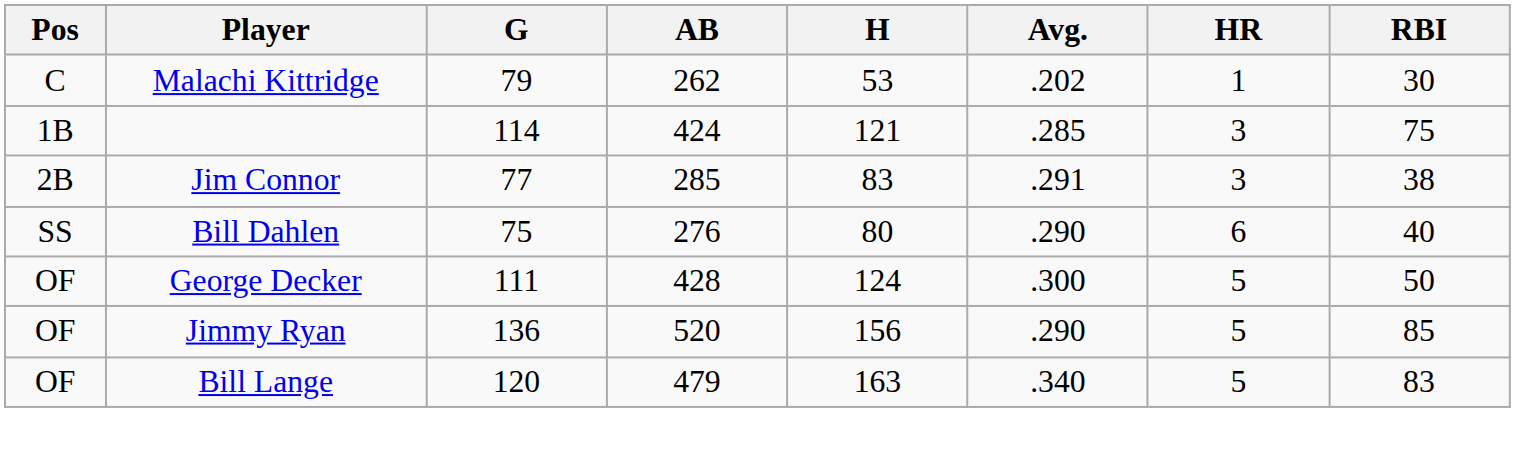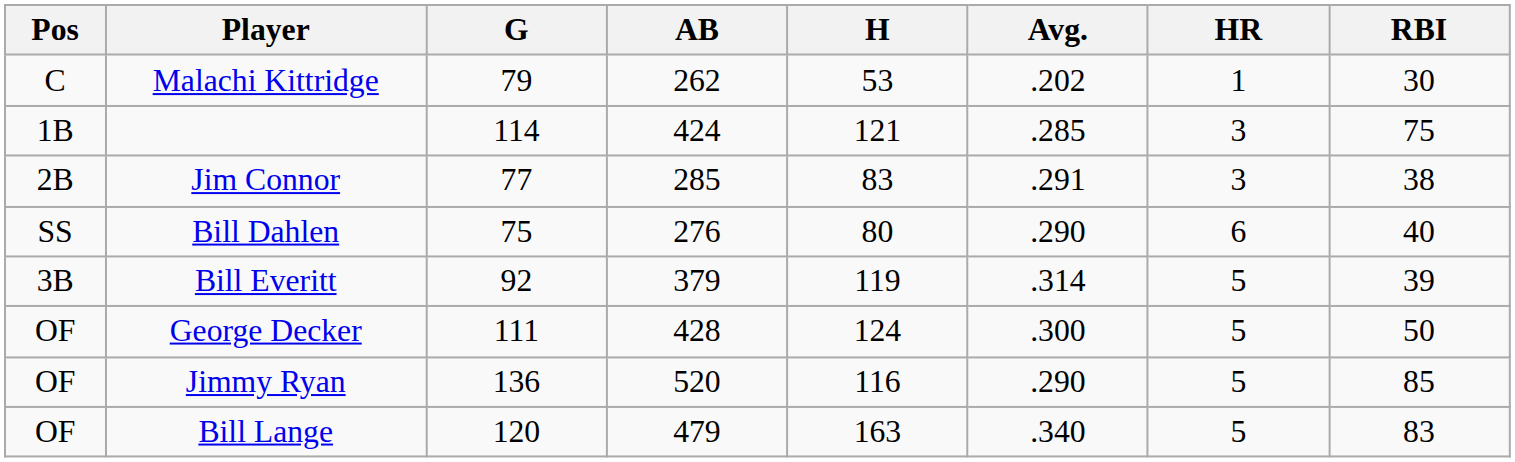+ row: (266, 280)
(877, 331) 156 -> (877, 381) 116
